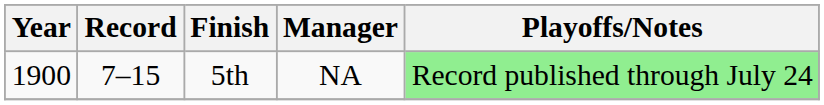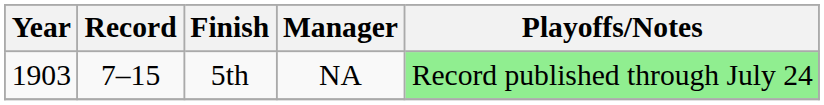(41, 74) 1900 -> (41, 74) 1903
